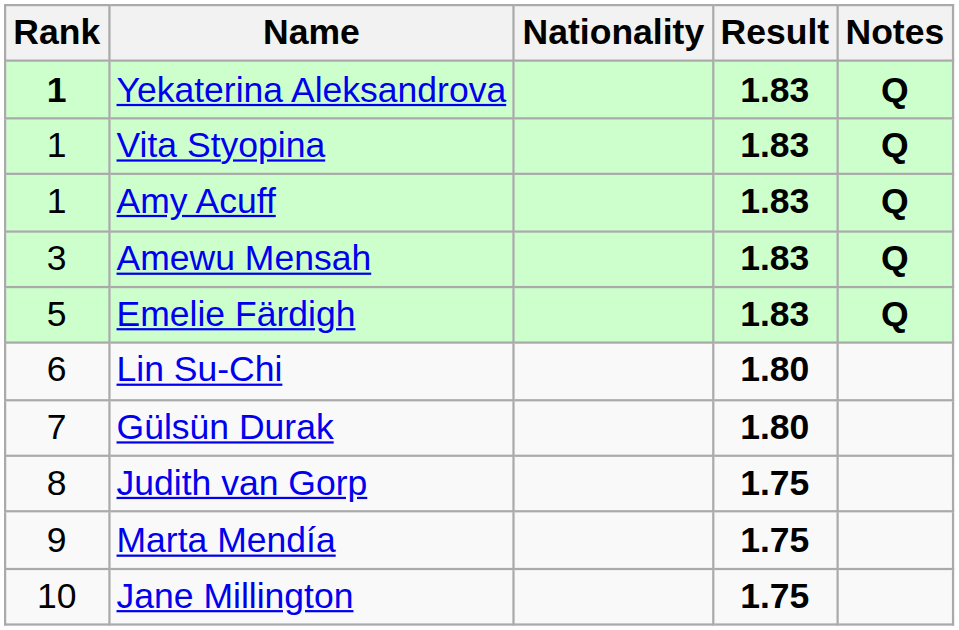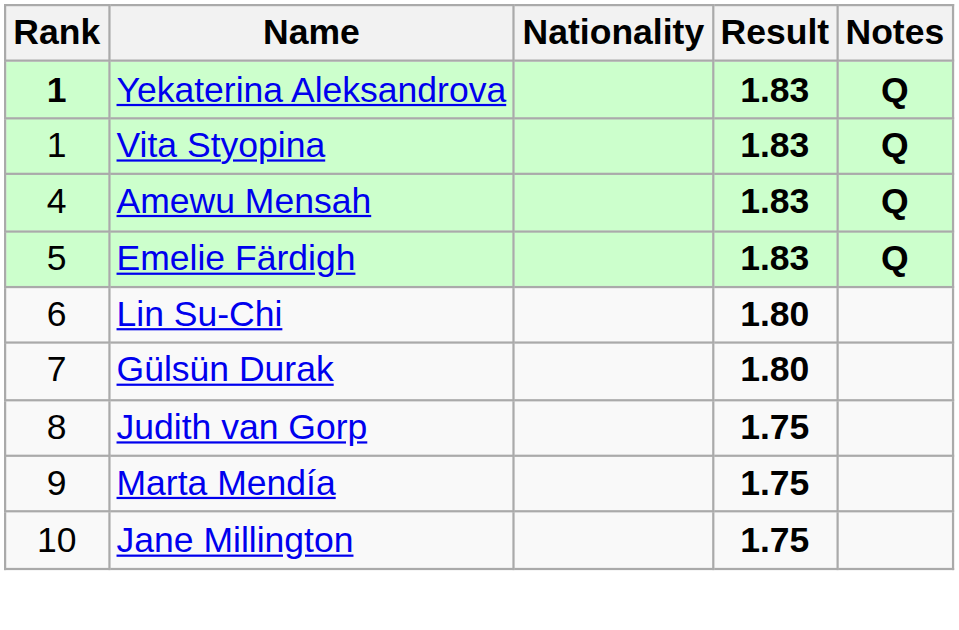- row: (196, 201)
(57, 257) 3 -> (57, 201) 4
